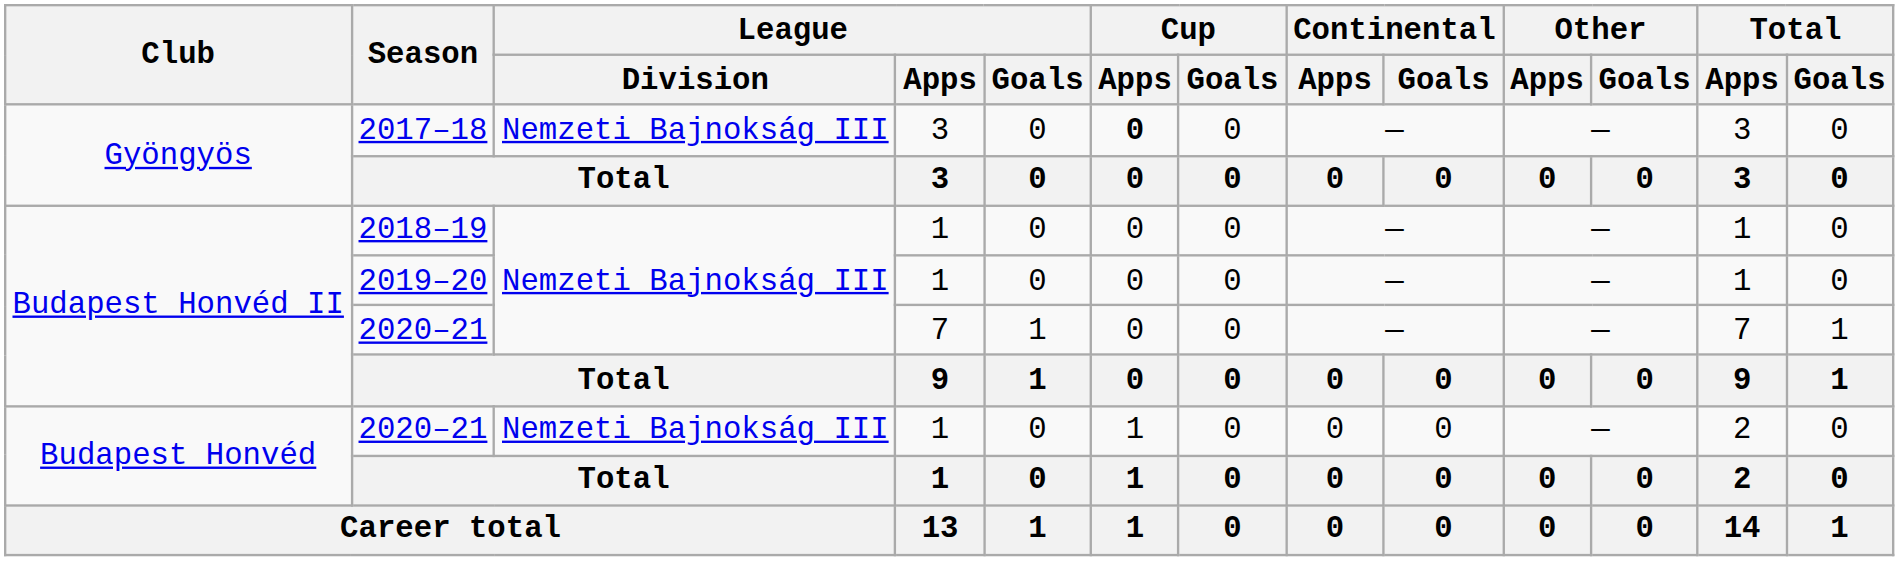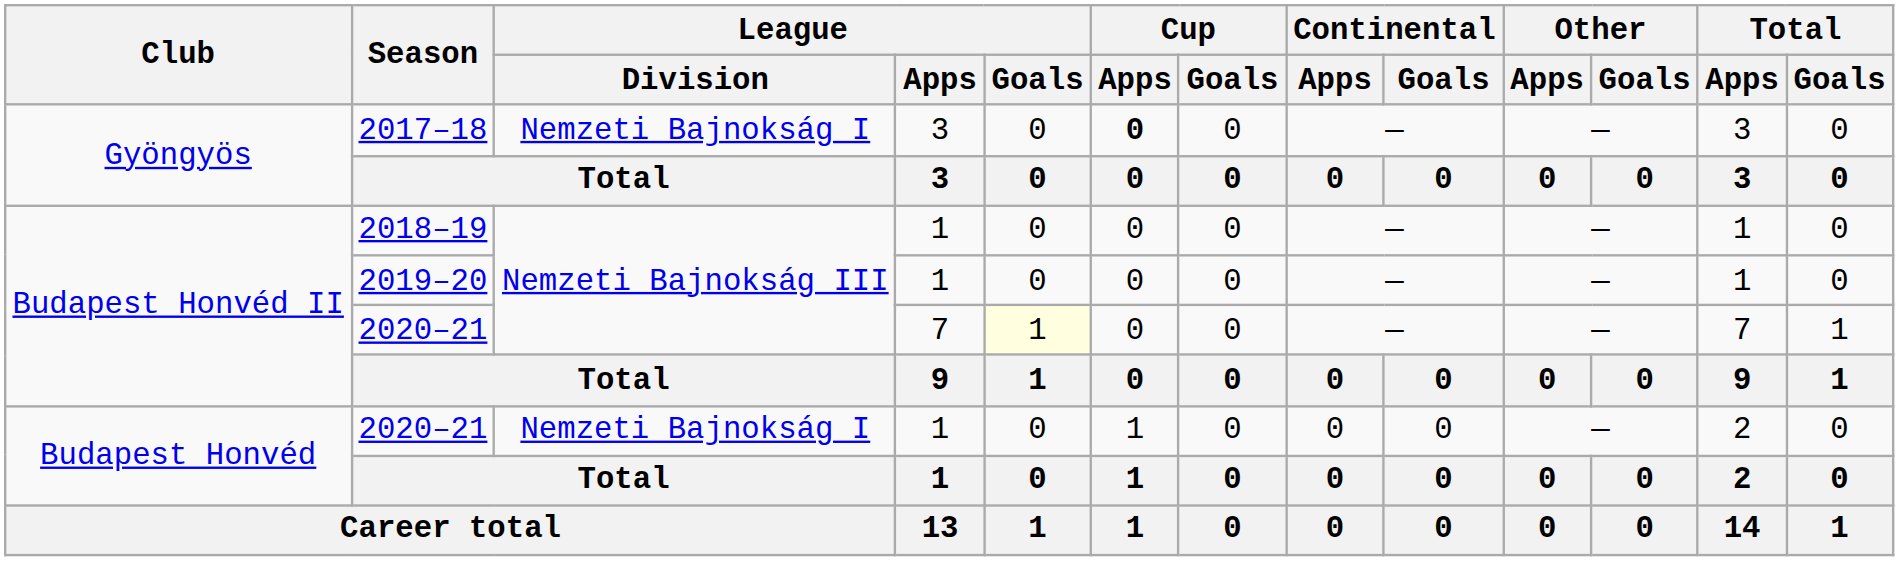(695, 130) Nemzeti Bajnokság III -> (695, 130) Nemzeti Bajnokság I
(1038, 330) no background -> (1038, 330) lightyellow background
(695, 430) Nemzeti Bajnokság III -> (695, 430) Nemzeti Bajnokság I
